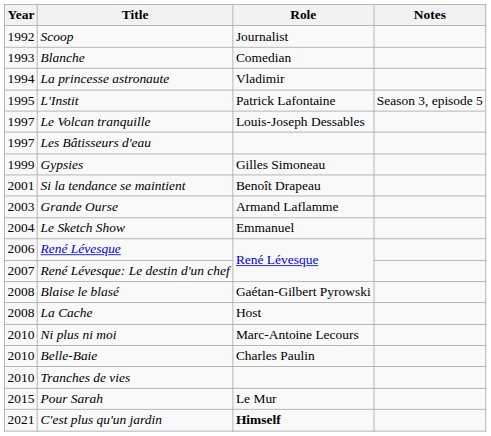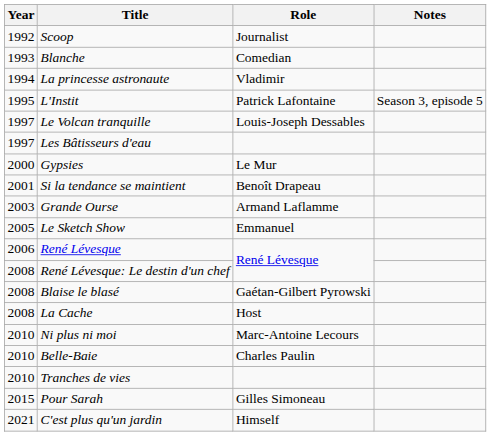(21, 164) 1999 -> (21, 164) 2000
(281, 164) Gilles Simoneau -> (256, 164) Le Mur
(21, 228) 2004 -> (21, 228) 2005
(21, 270) 2007 -> (21, 270) 2008
(256, 398) Le Mur -> (281, 398) Gilles Simoneau
(258, 420) bold -> (258, 420) normal
